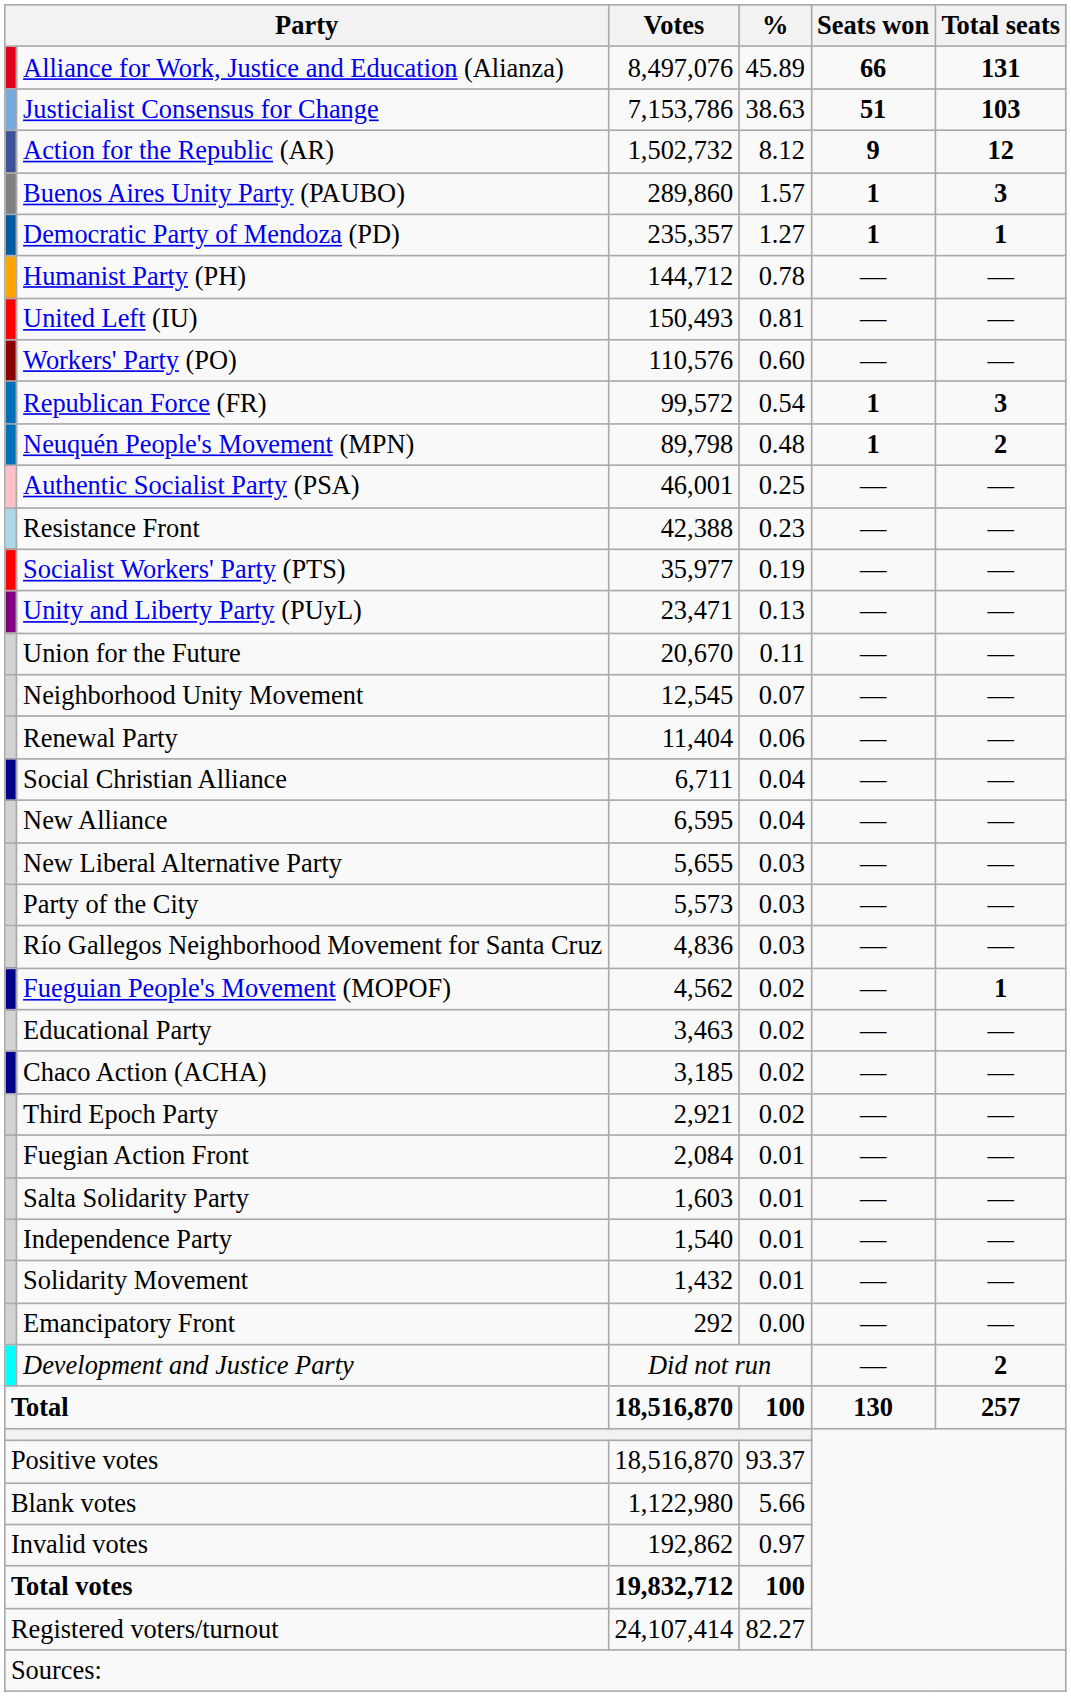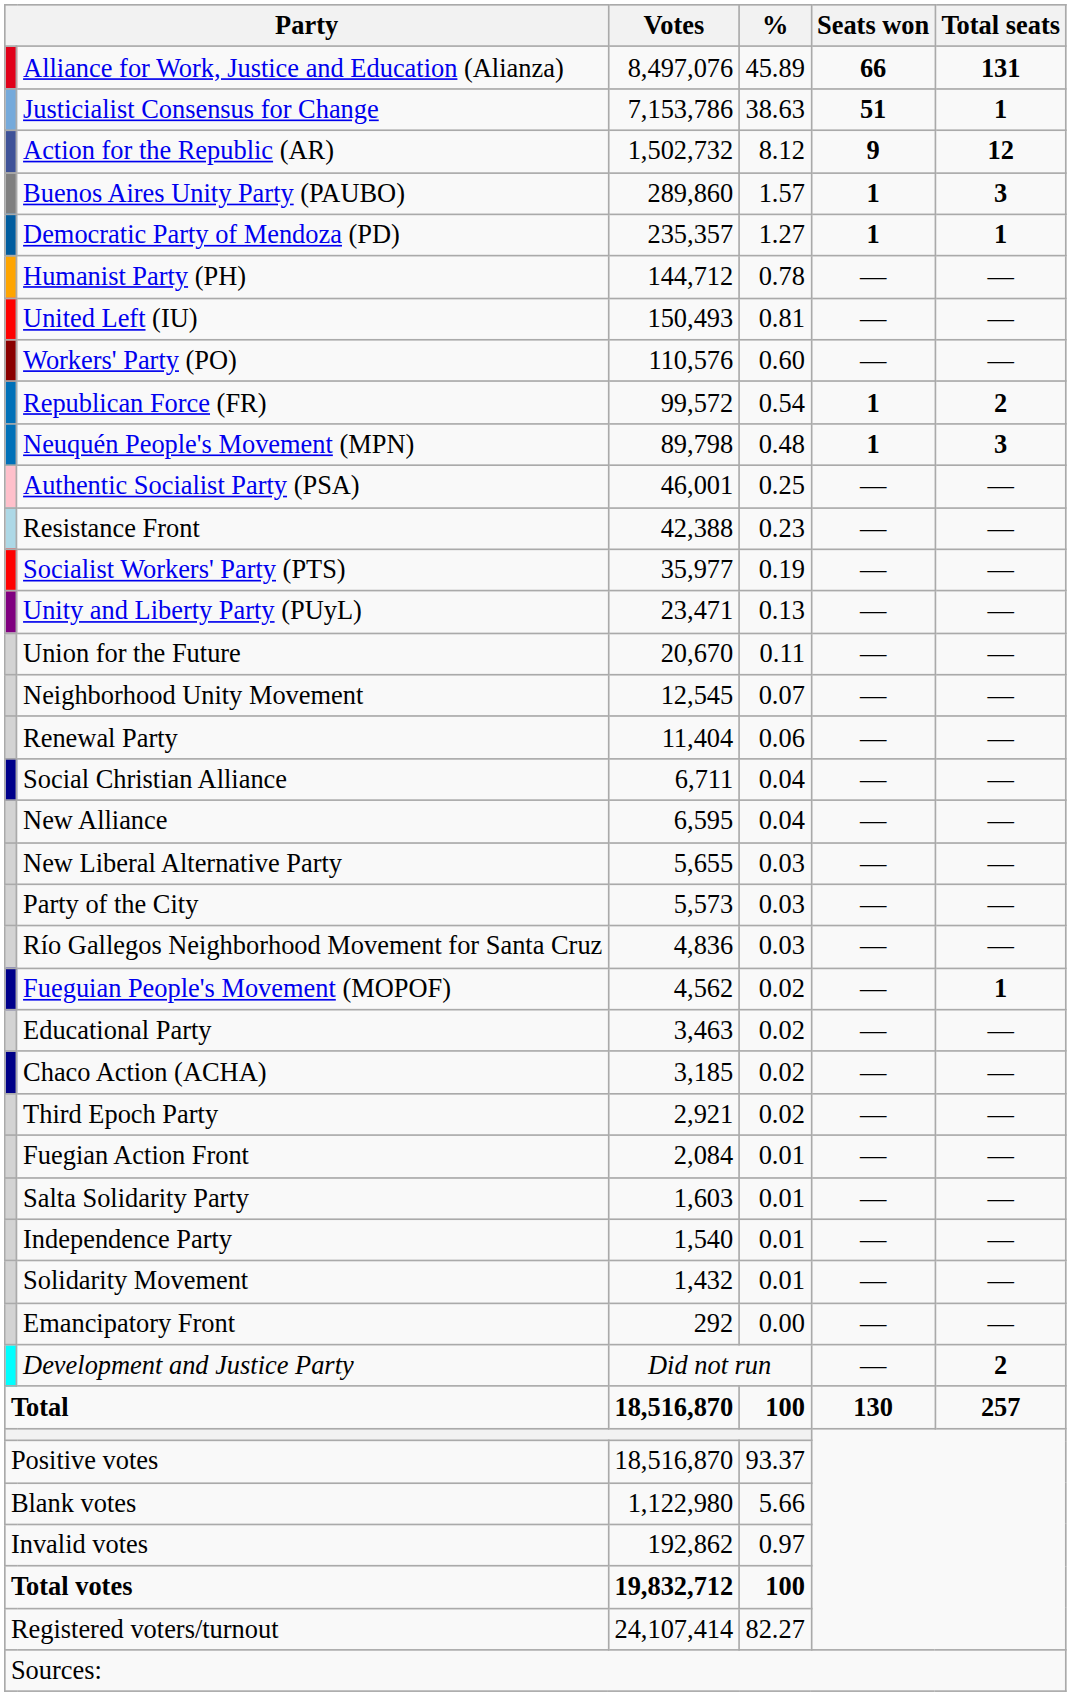(1001, 109) 103 -> (1001, 109) 1
(1001, 402) 3 -> (1001, 402) 2
(1001, 444) 2 -> (1001, 444) 3
